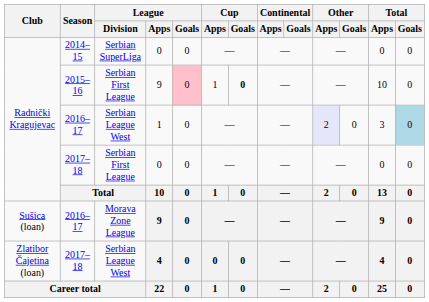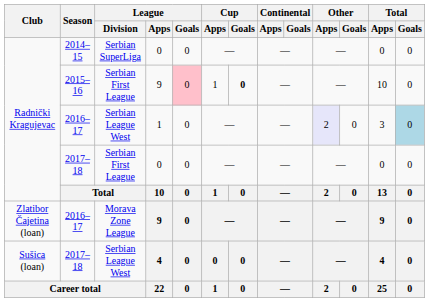(32, 221) Sušica (loan) -> (32, 221) Zlatibor Čajetina (loan)
(32, 261) Zlatibor Čajetina (loan) -> (32, 261) Sušica (loan)
